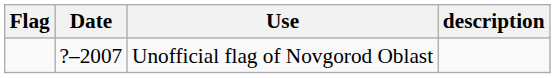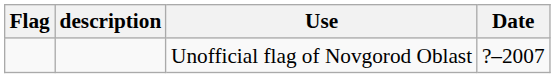columns swapped: (91, 21) <-> (494, 21)
